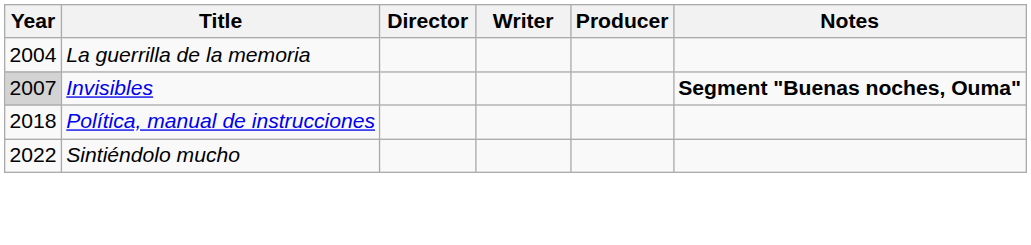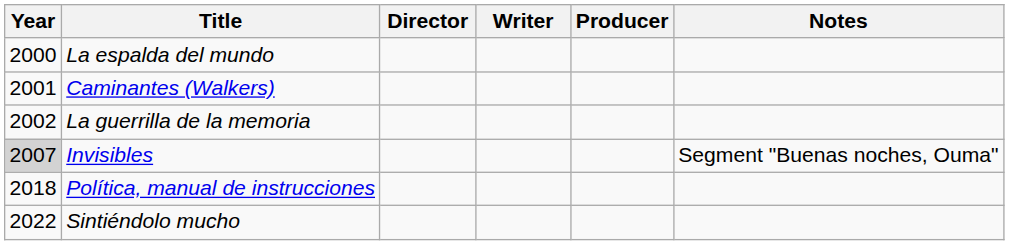+ row: (170, 54)
+ row: (171, 88)
(33, 54) 2004 -> (33, 121) 2002
(850, 88) bold -> (838, 155) normal
